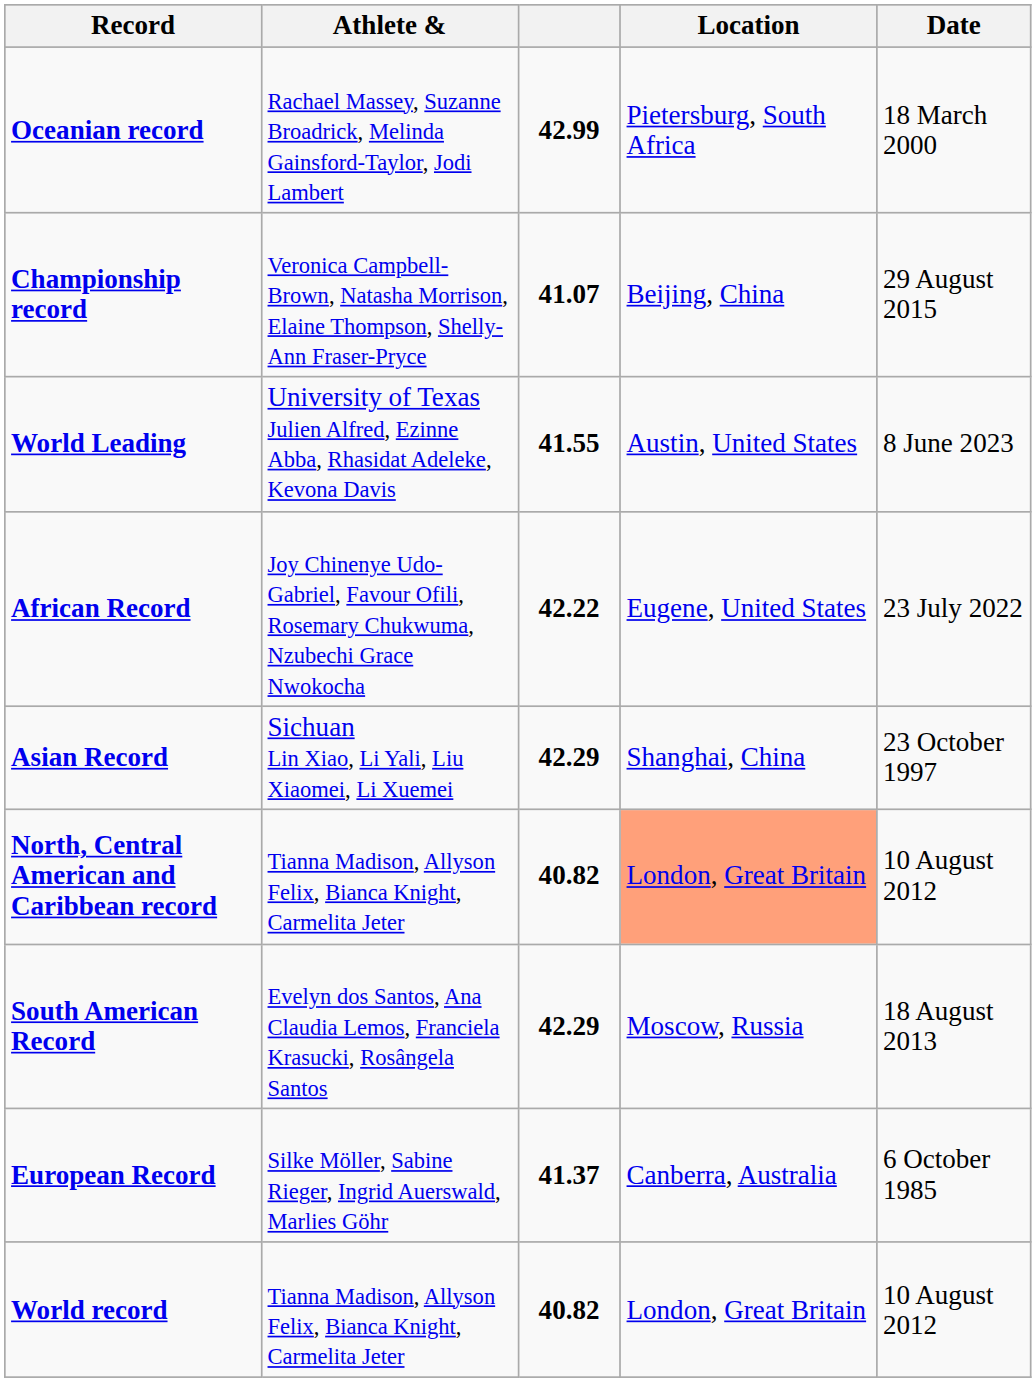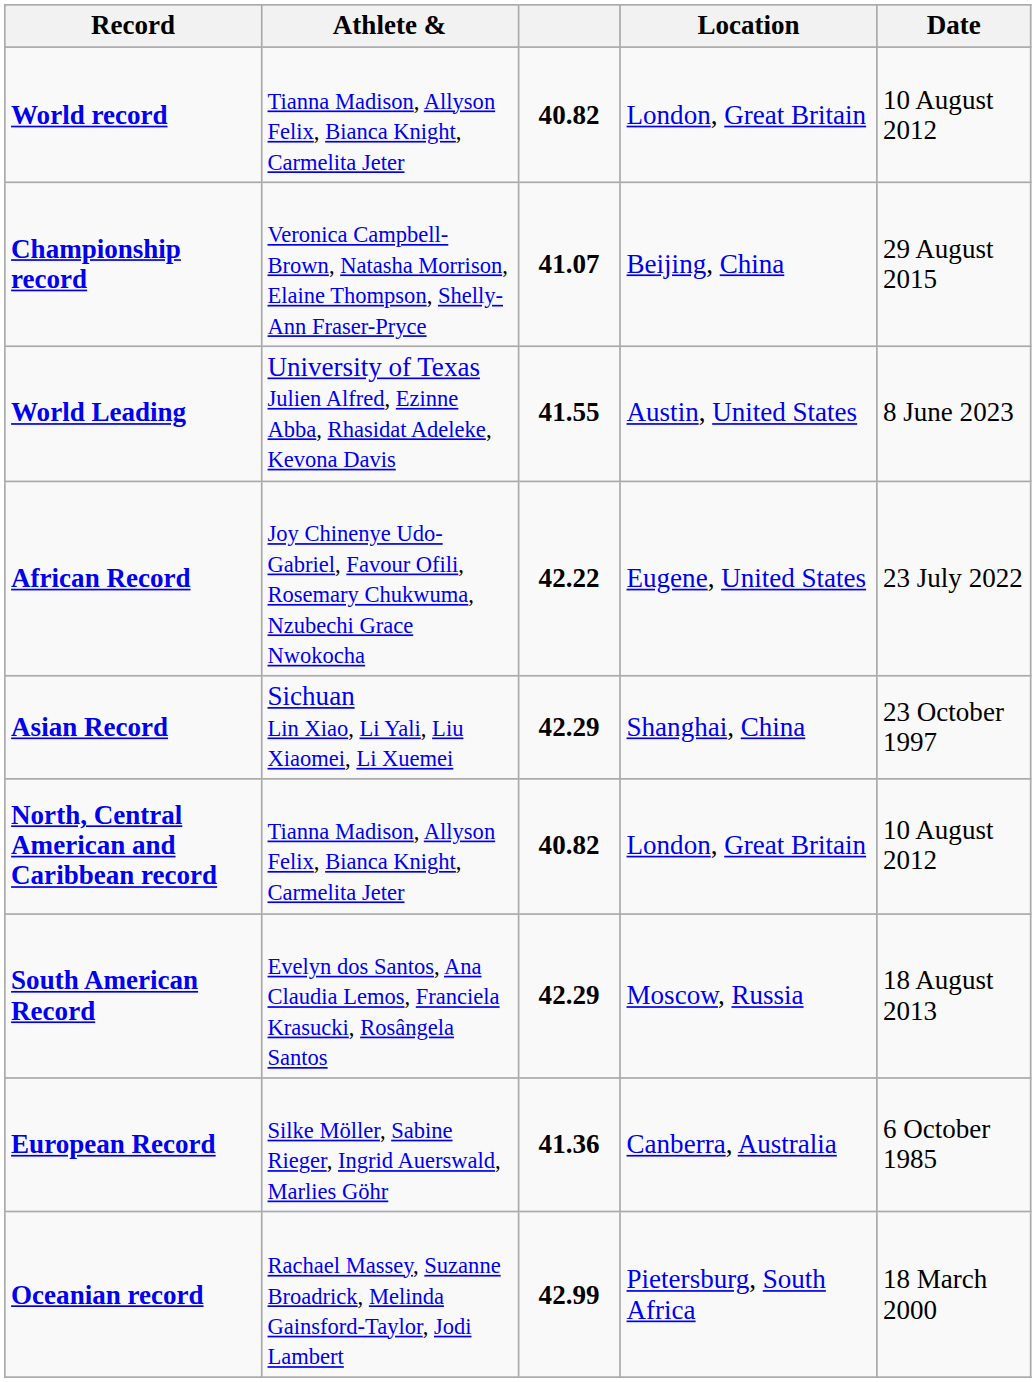rows swapped: (89, 1309) <-> (107, 129)
(746, 876) lightsalmon background -> (746, 846) no background
(569, 1175) 41.37 -> (569, 1144) 41.36
